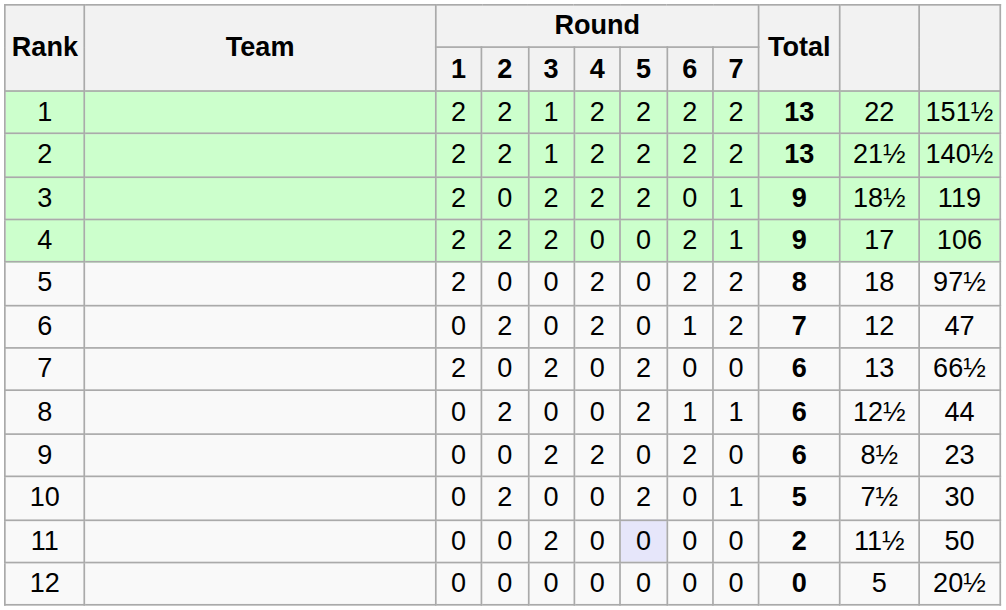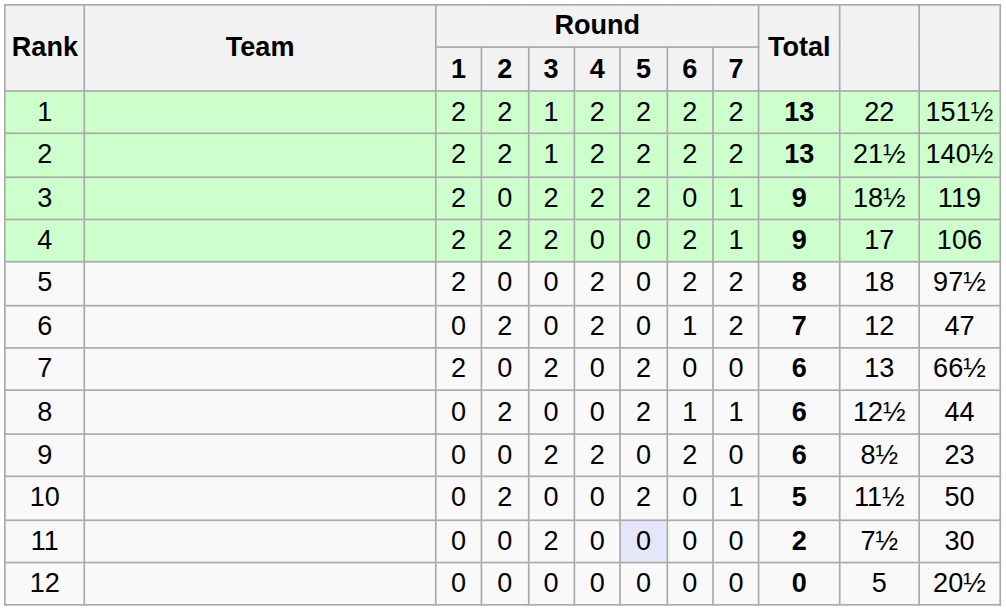(879, 497) 7½ -> (879, 497) 11½
(959, 497) 30 -> (959, 497) 50
(879, 540) 11½ -> (879, 540) 7½
(959, 540) 50 -> (959, 540) 30
